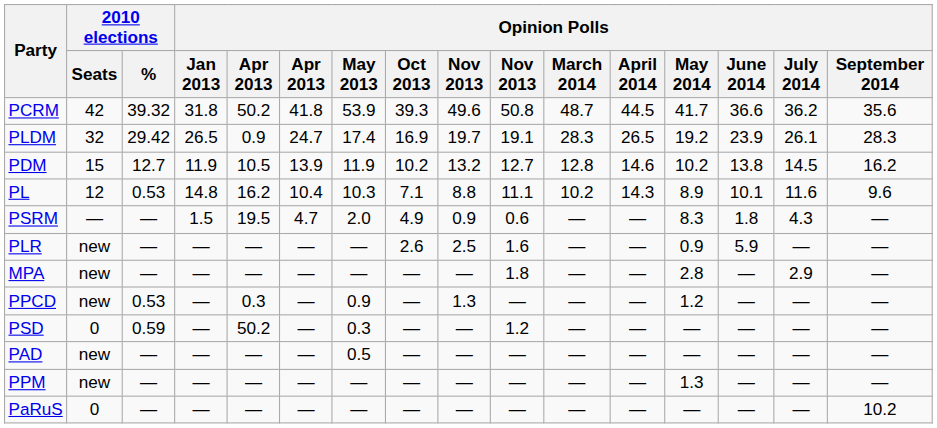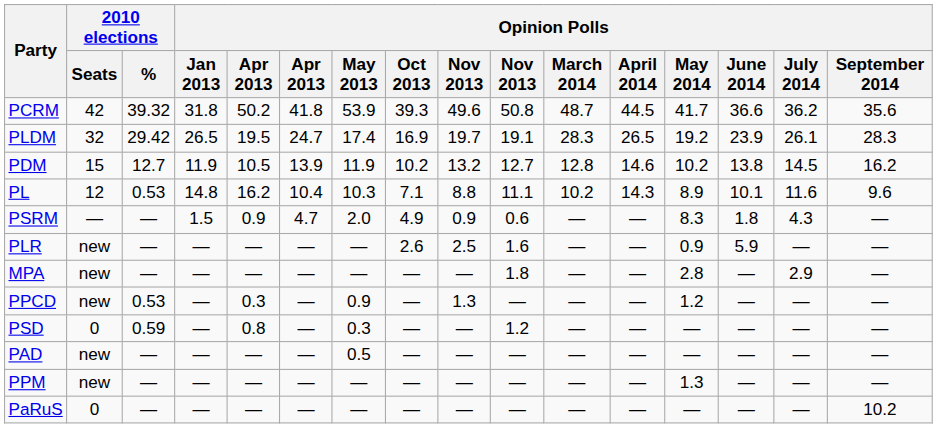(254, 138) 0.9 -> (254, 138) 19.5
(254, 219) 19.5 -> (254, 219) 0.9
(254, 328) 50.2 -> (254, 328) 0.8
